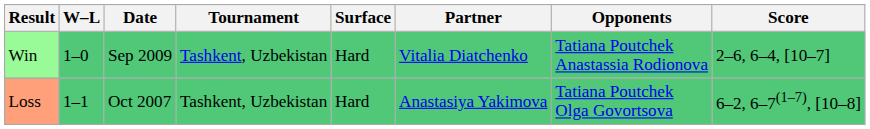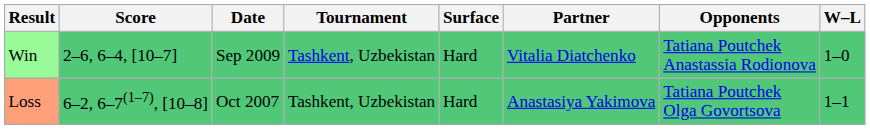columns swapped: (82, 18) <-> (788, 18)
